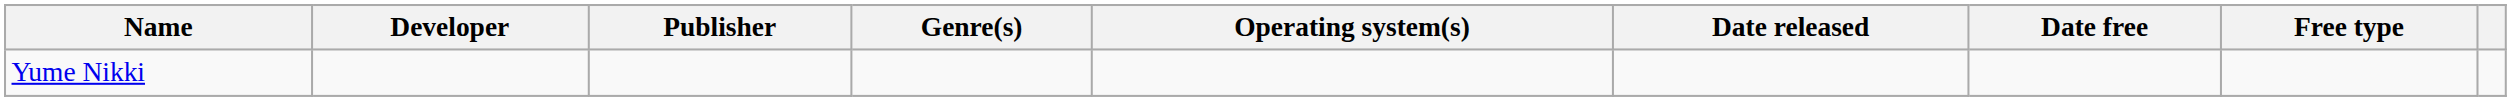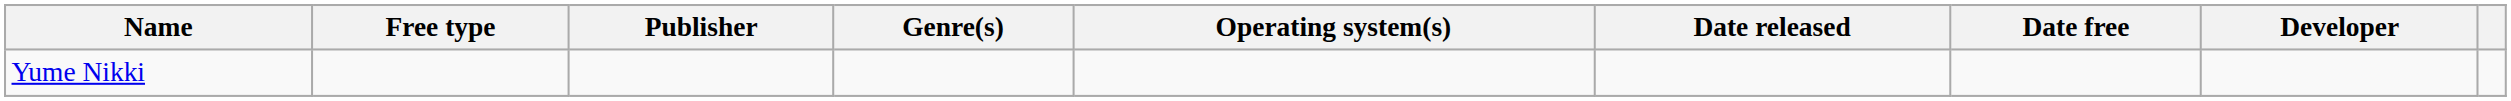columns swapped: (450, 26) <-> (2349, 26)
